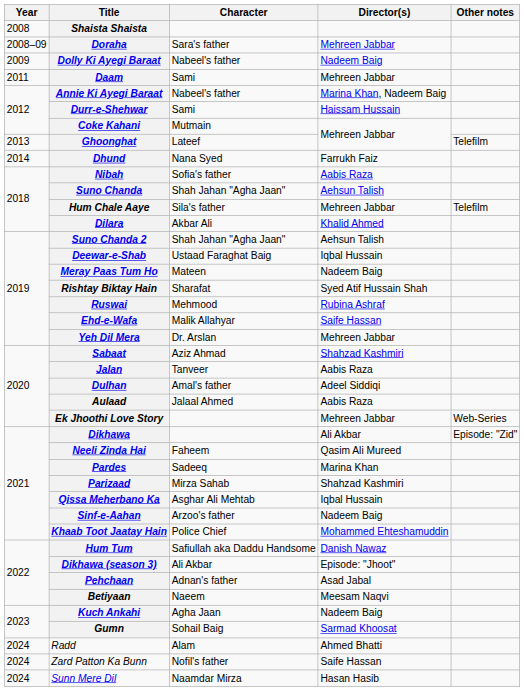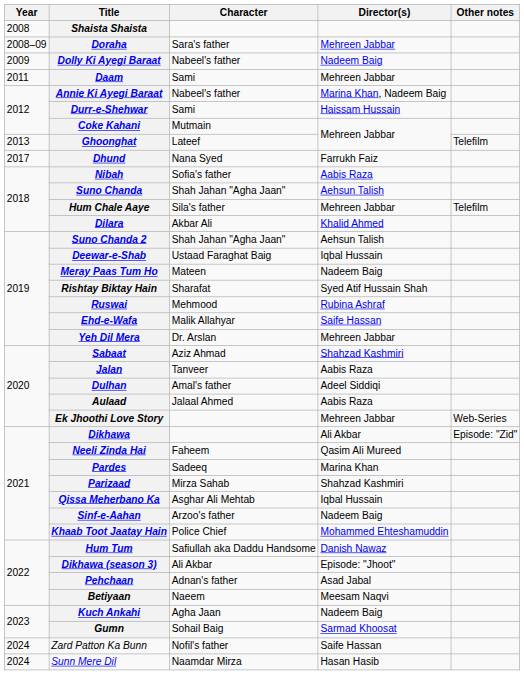(18, 158) 2014 -> (18, 158) 2017
- row: (64, 645)
